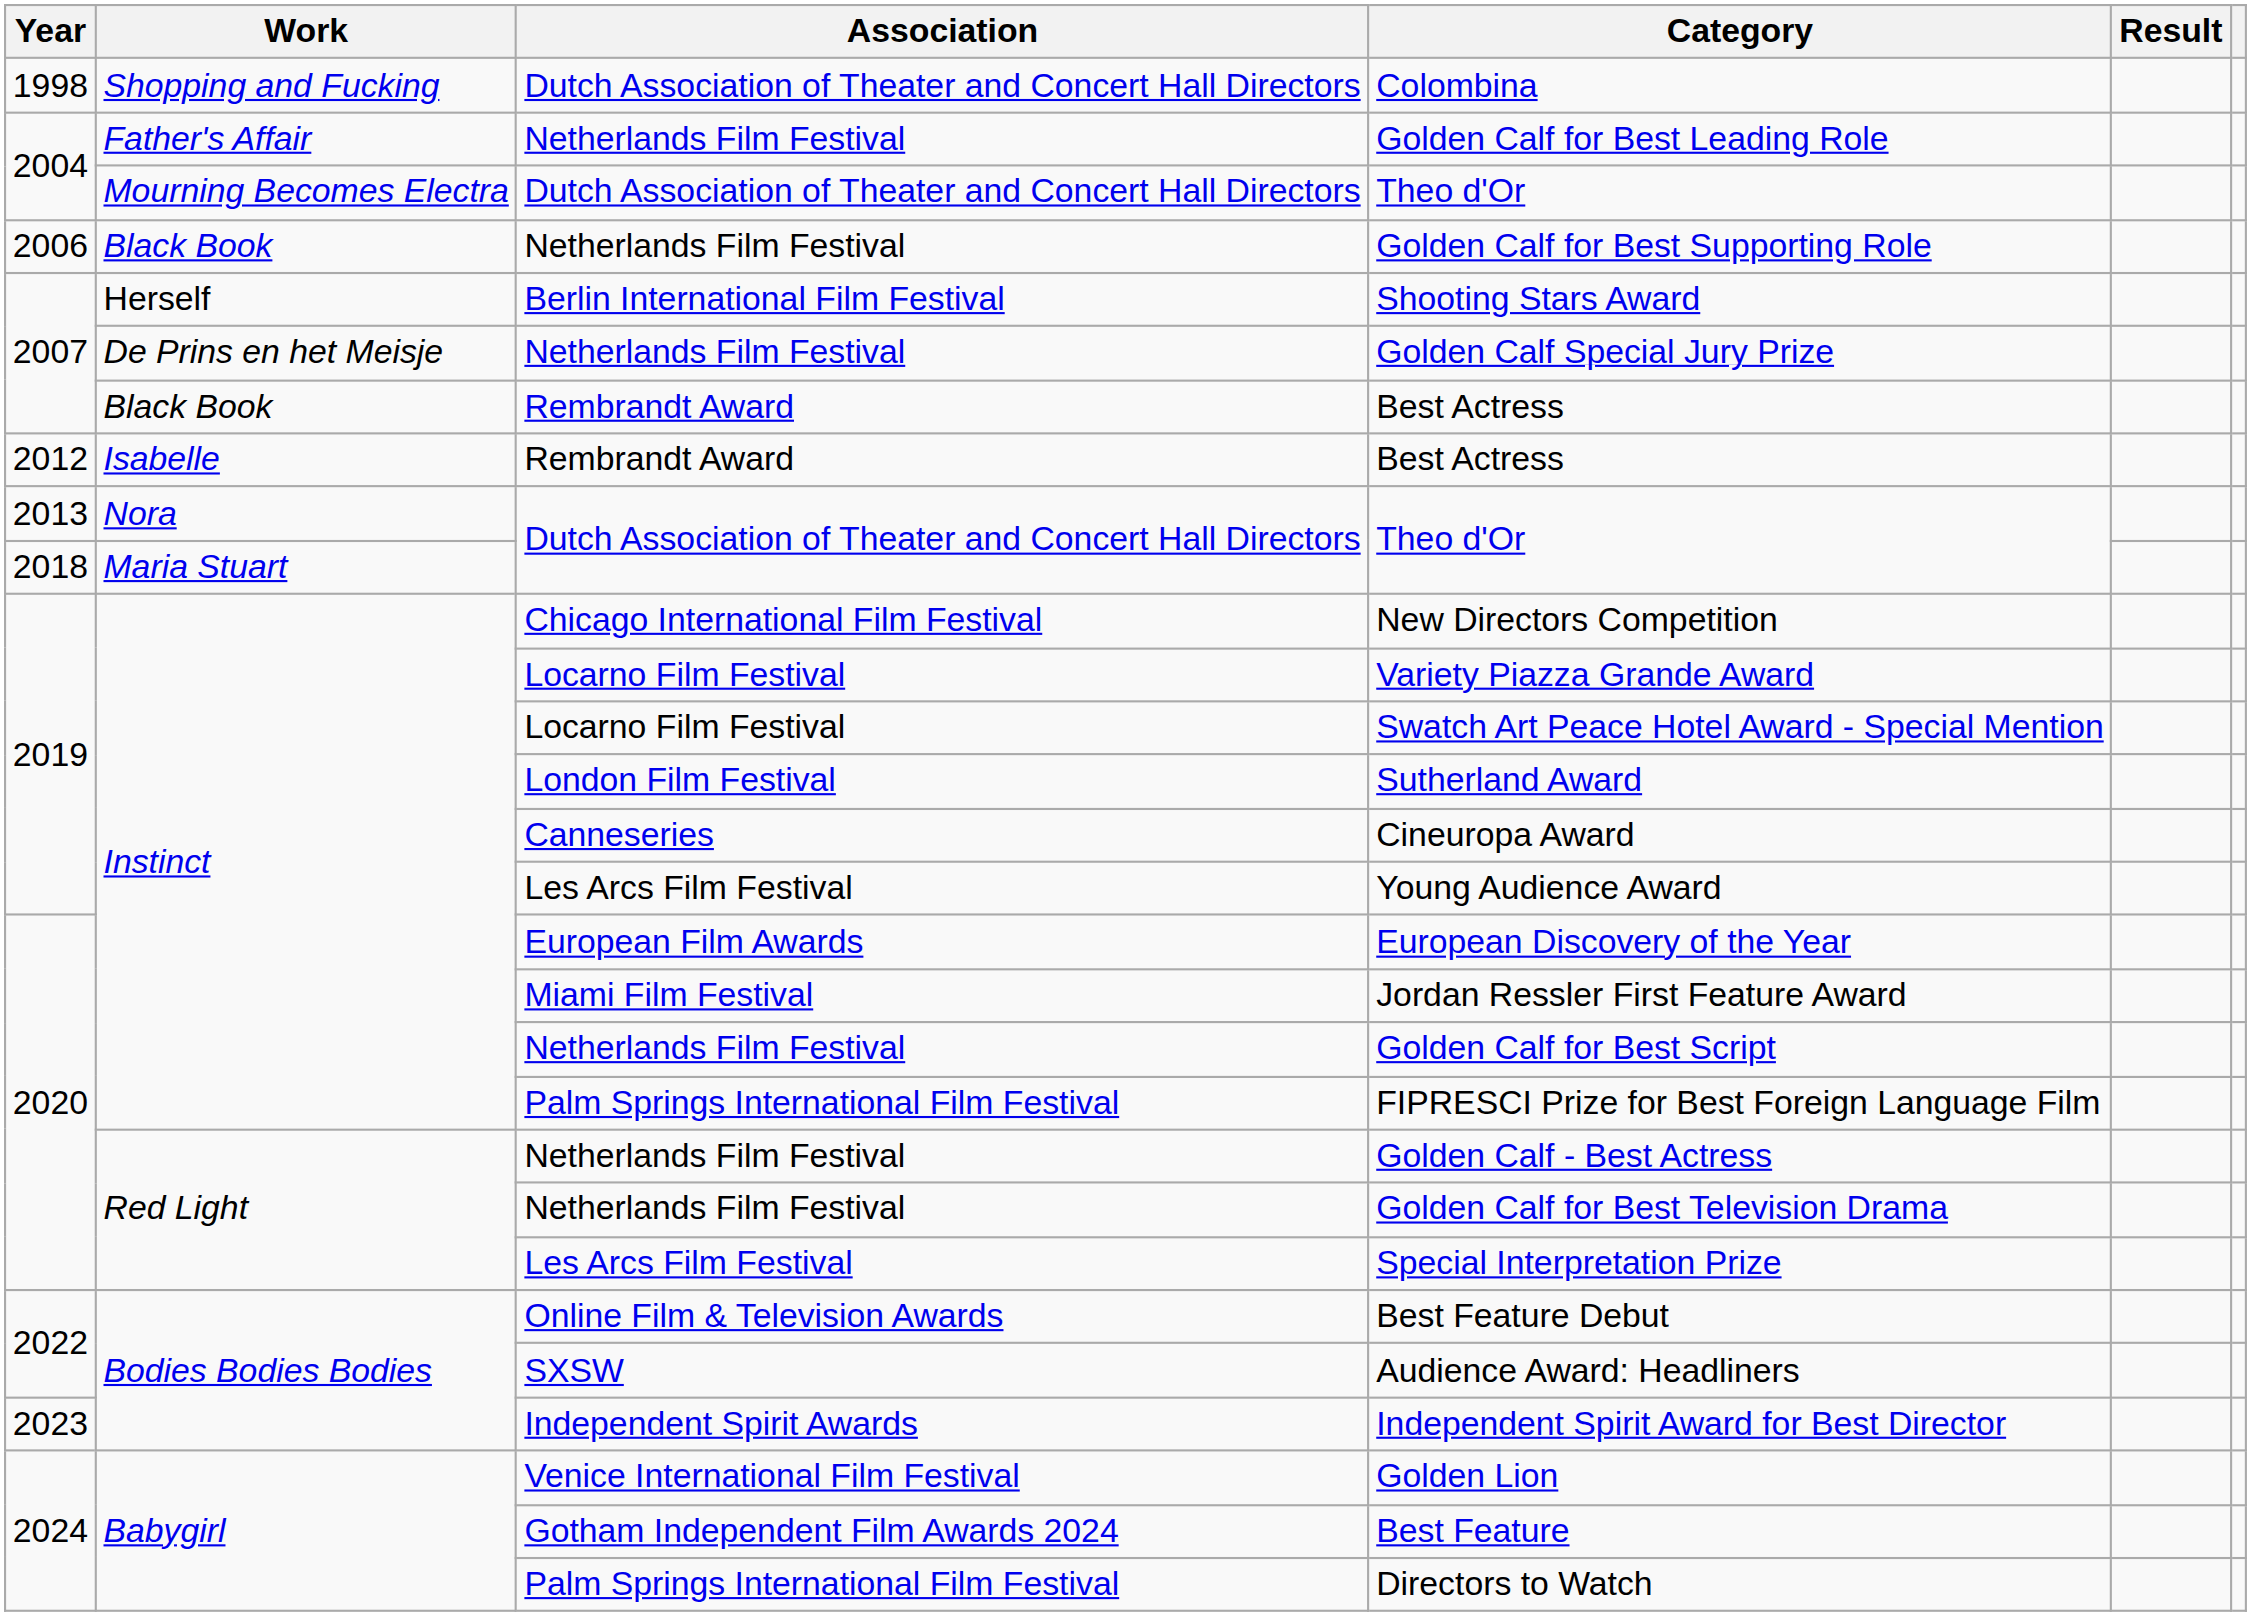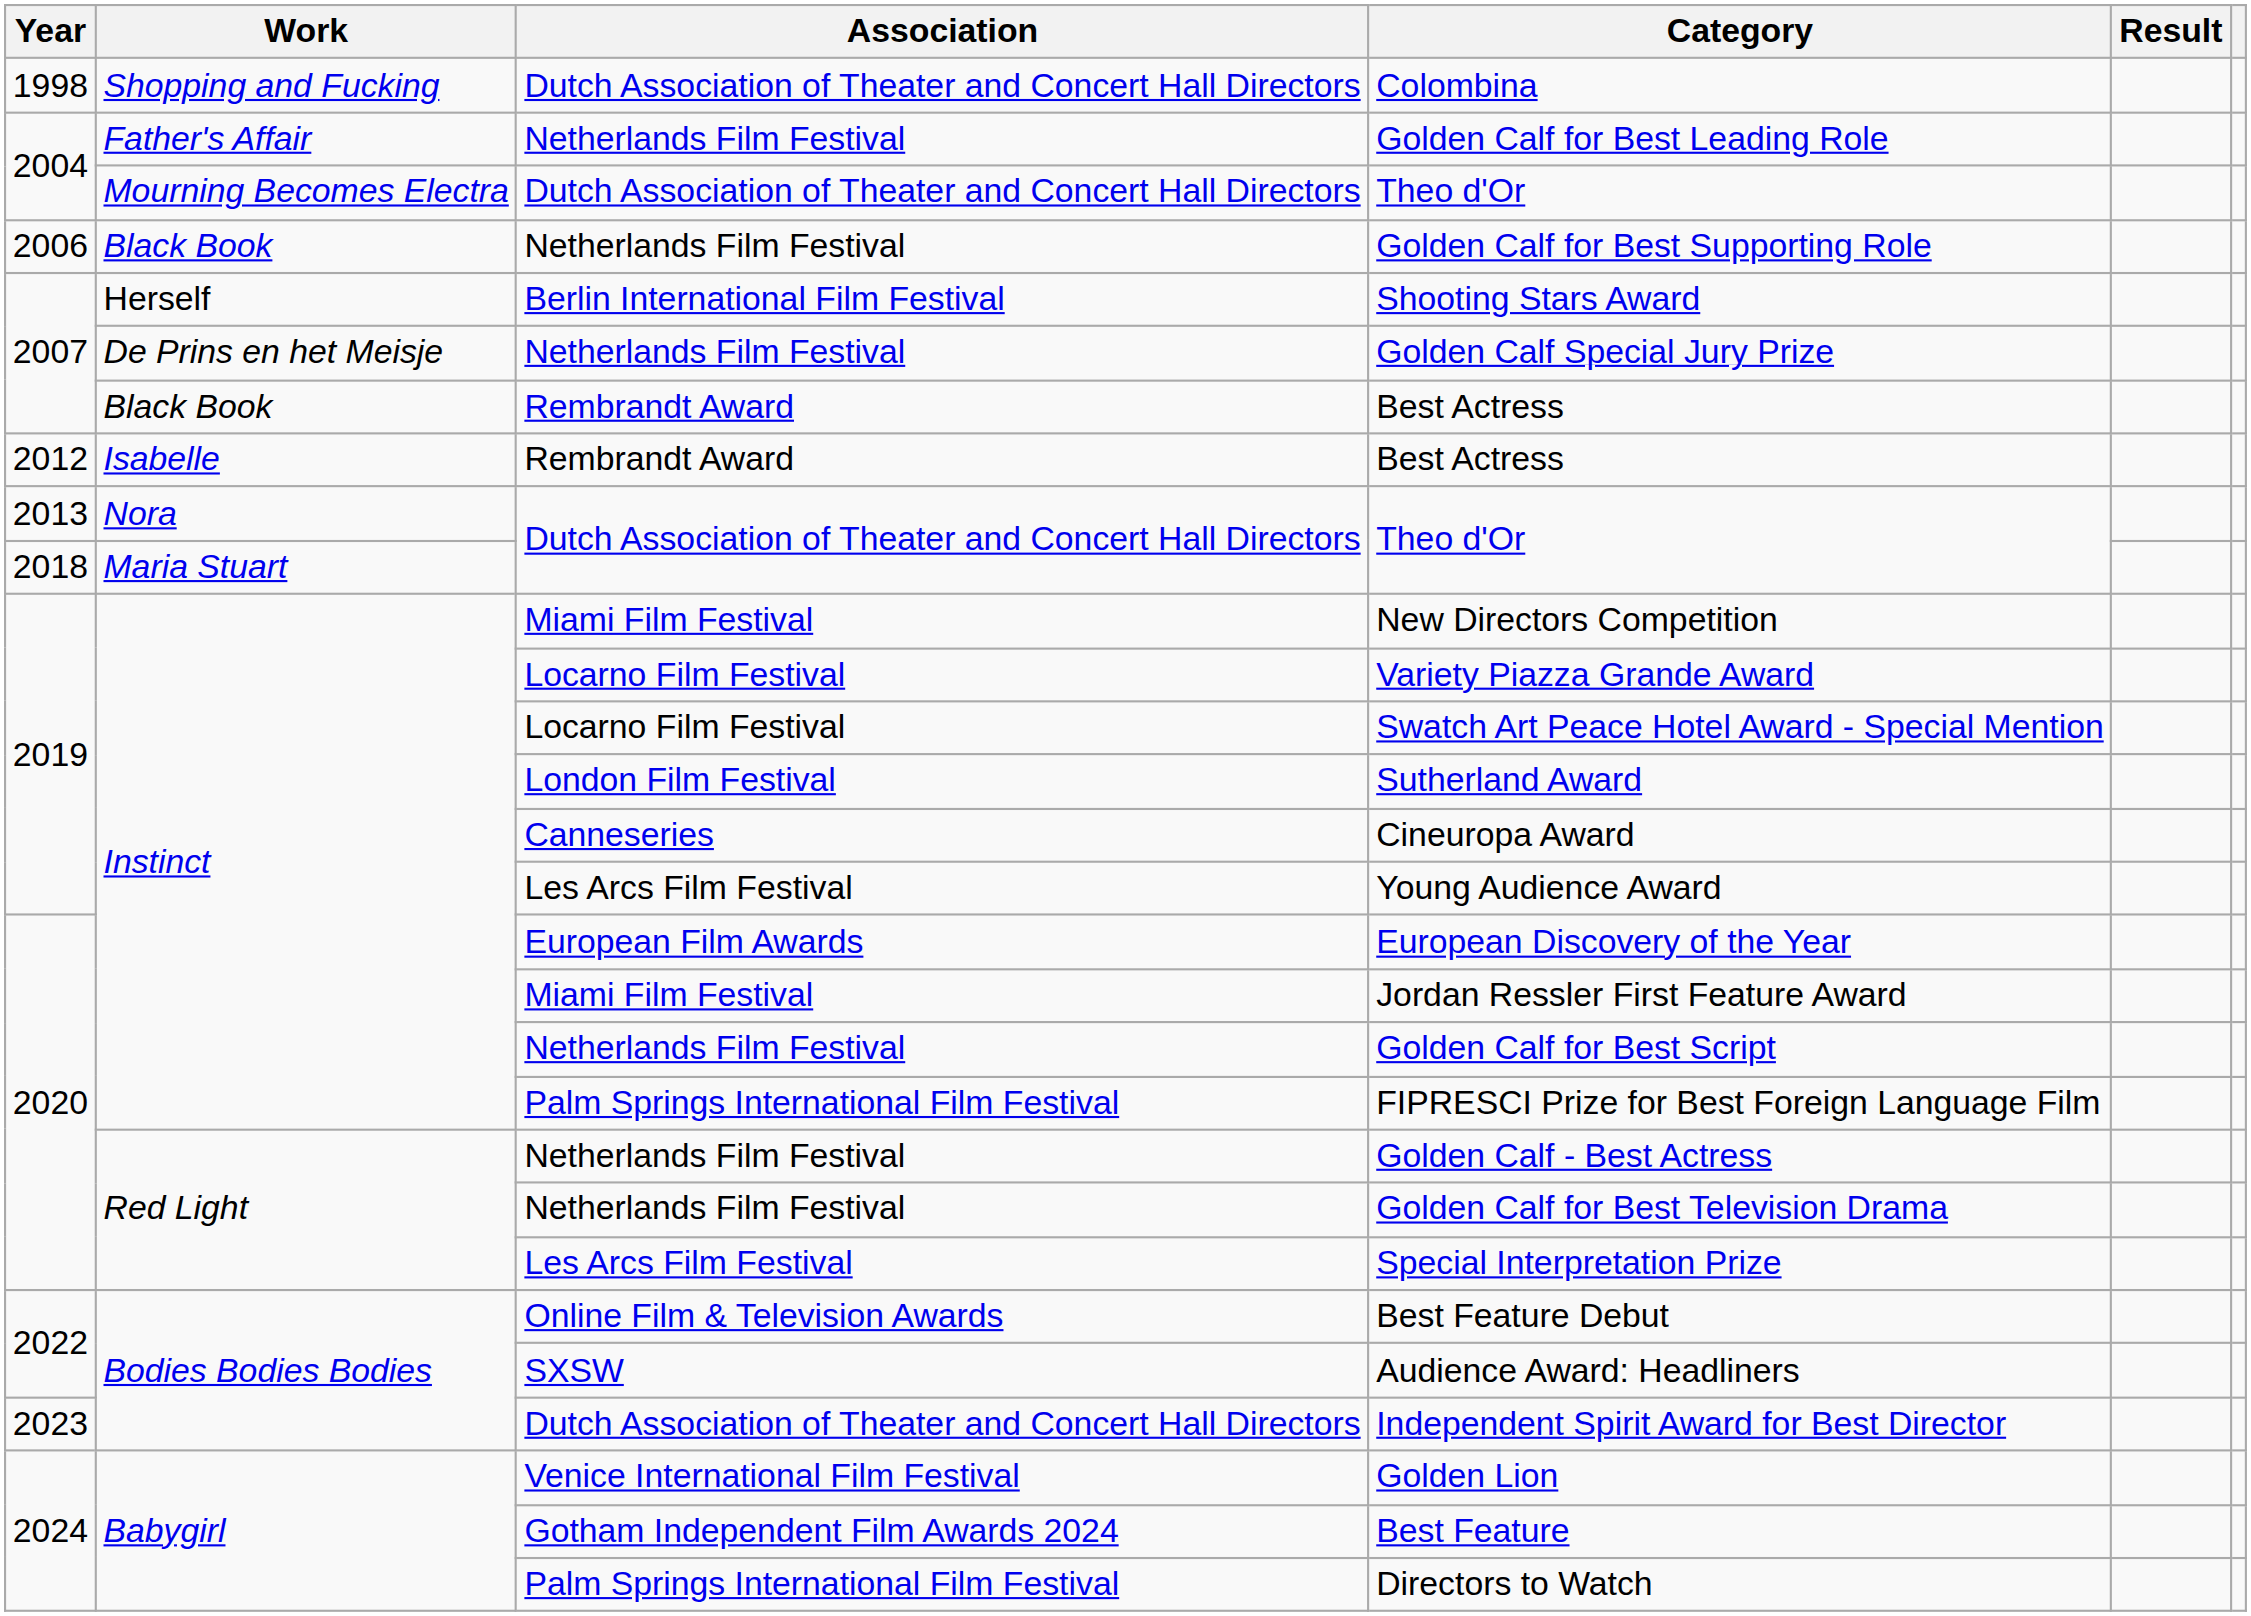(783, 620) Chicago International Film Festival -> (669, 620) Miami Film Festival
(721, 1423) Independent Spirit Awards -> (943, 1423) Dutch Association of Theater and Concert Hall Directors
